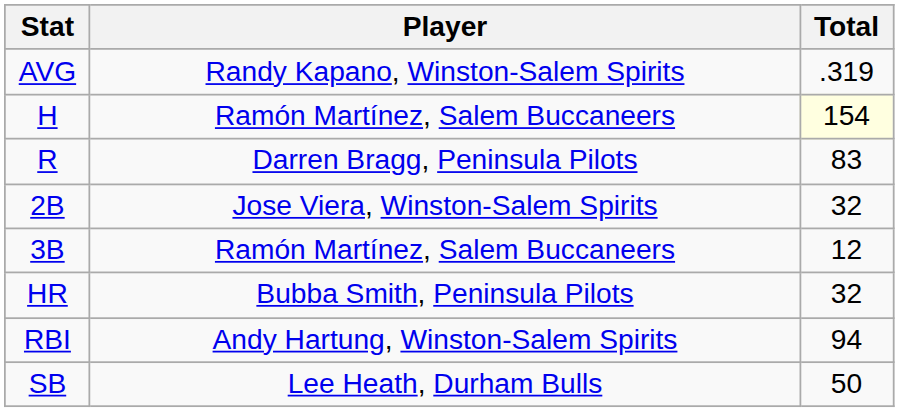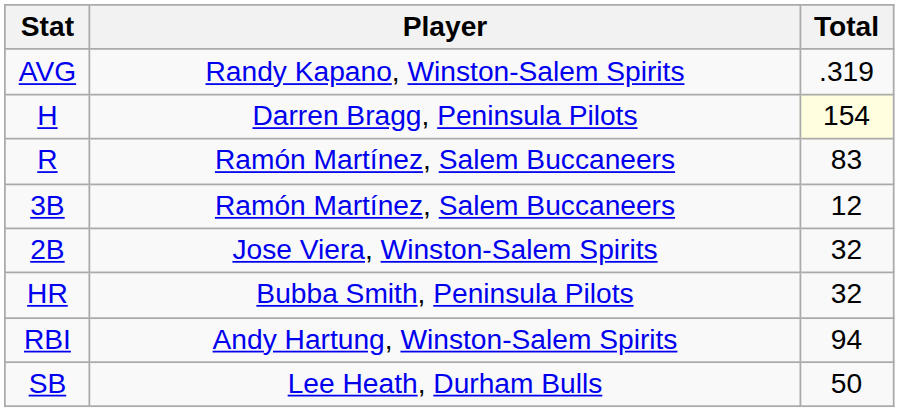(445, 116) Ramón Martínez, Salem Buccaneers -> (445, 116) Darren Bragg, Peninsula Pilots
(445, 160) Darren Bragg, Peninsula Pilots -> (445, 160) Ramón Martínez, Salem Buccaneers
rows swapped: (47, 205) <-> (47, 250)
